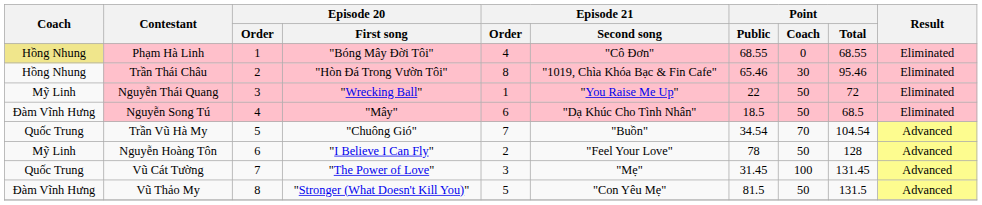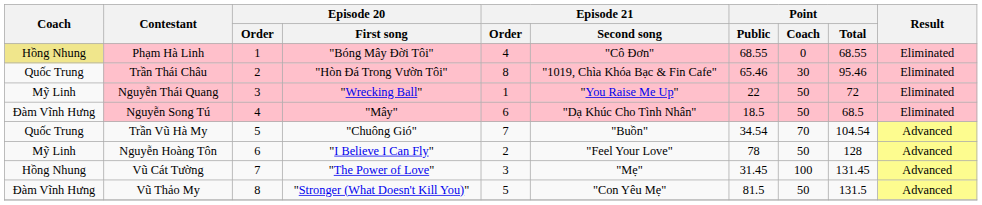(54, 72) Hồng Nhung -> (54, 72) Quốc Trung
(54, 170) Quốc Trung -> (54, 170) Hồng Nhung
